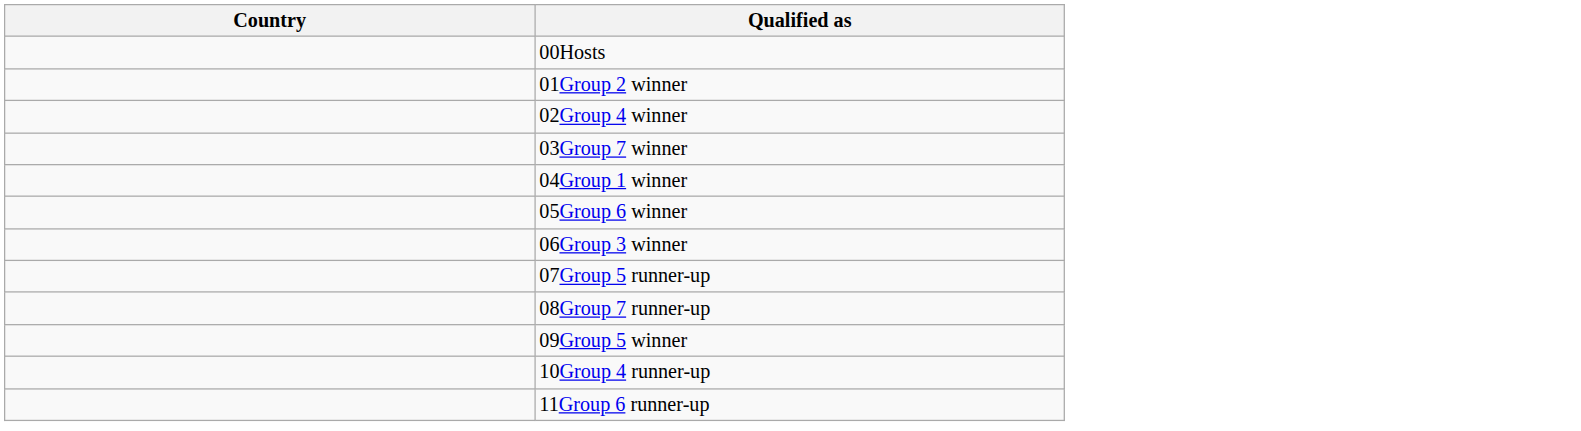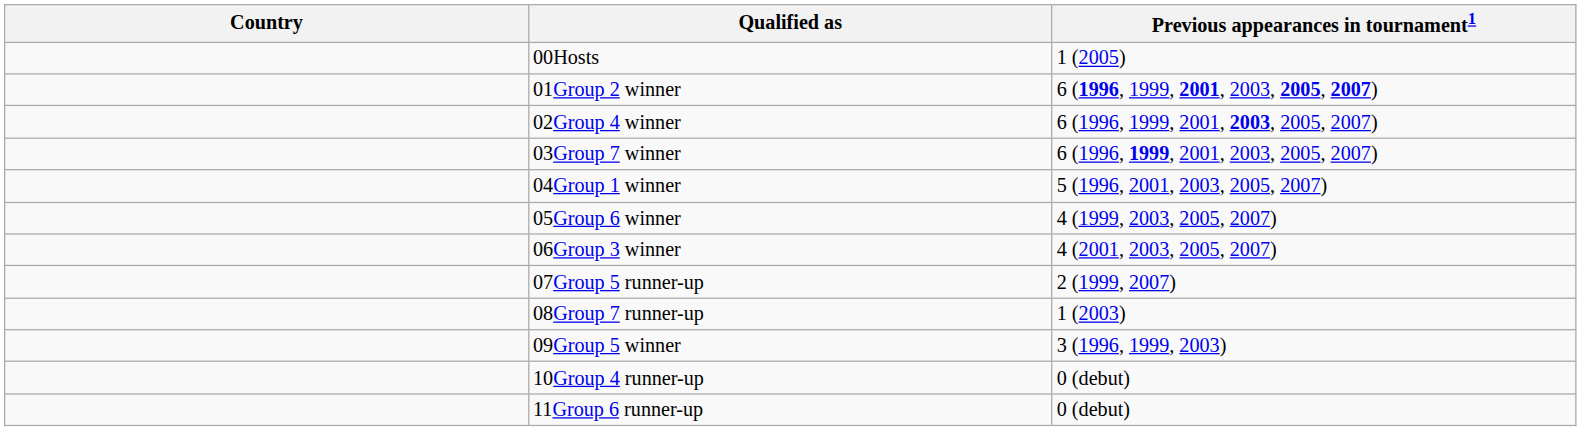+ column: (1314, 23)
